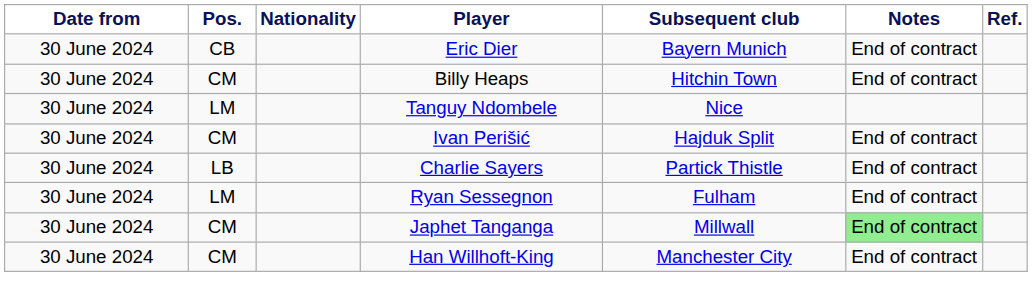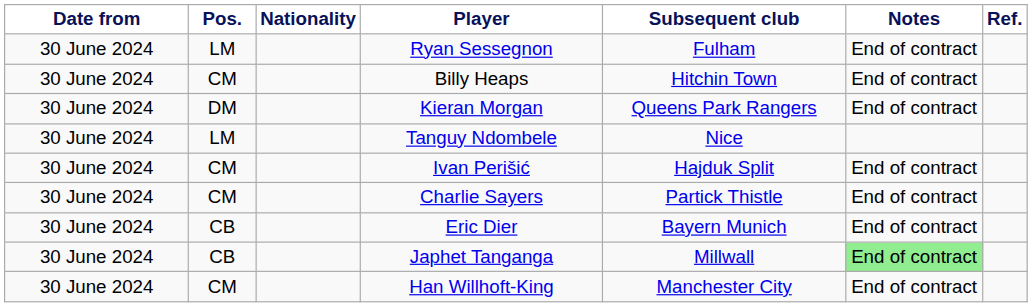rows swapped: (481, 49) <-> (481, 197)
+ row: (481, 108)
(222, 167) LB -> (222, 197) CM
(222, 227) CM -> (222, 256) CB
